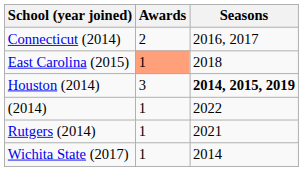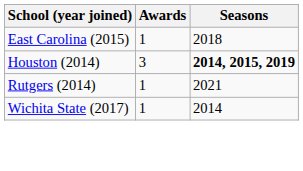- row: (64, 39)
(142, 62) lightsalmon background -> (142, 39) no background
- row: (27, 108)
